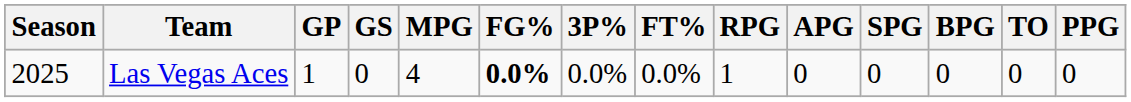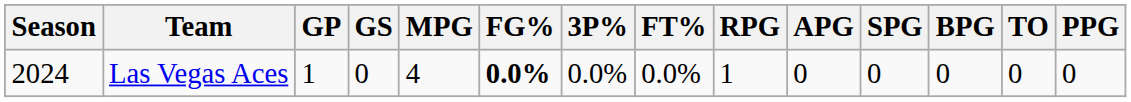(40, 72) 2025 -> (40, 72) 2024
